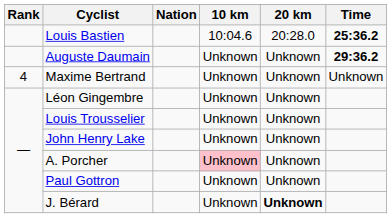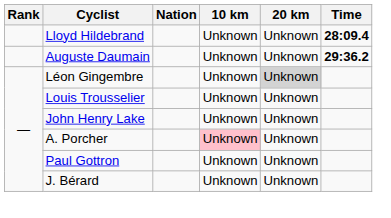- row: (85, 35)
+ row: (95, 35)
- row: (96, 77)
(293, 98) no background -> (291, 77) lightgrey background
(293, 202) bold -> (291, 181) normal
